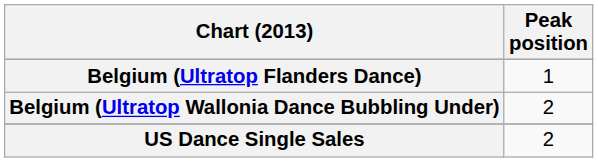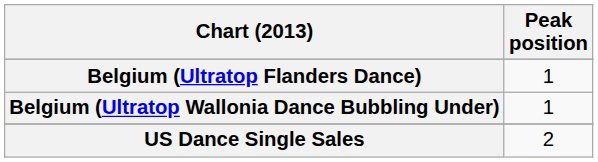(549, 107) 2 -> (549, 107) 1
